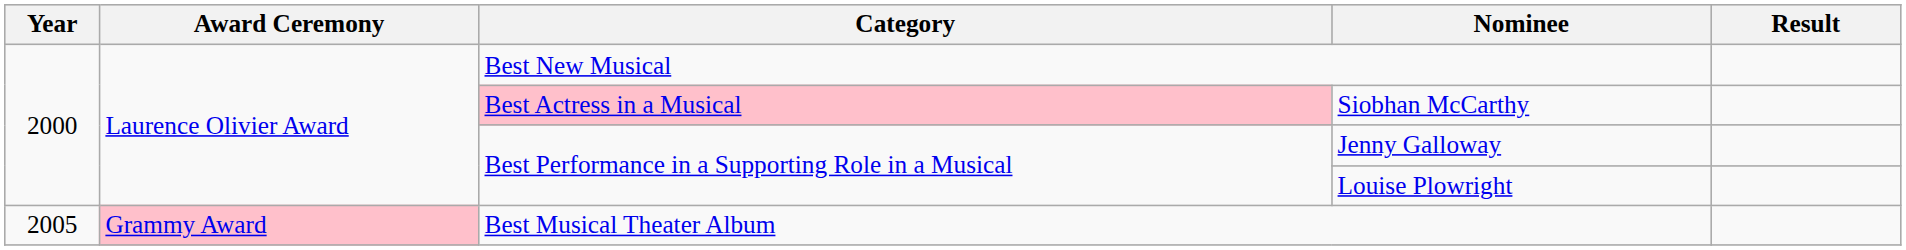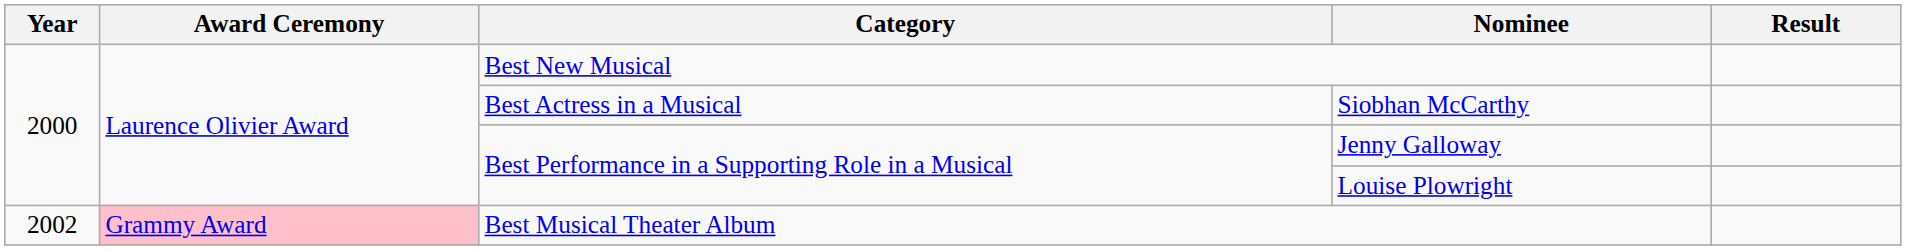(613, 104) pink background -> (613, 104) no background
(52, 225) 2005 -> (52, 225) 2002
